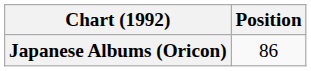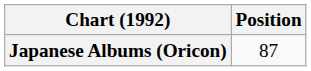(269, 50) 86 -> (269, 50) 87
